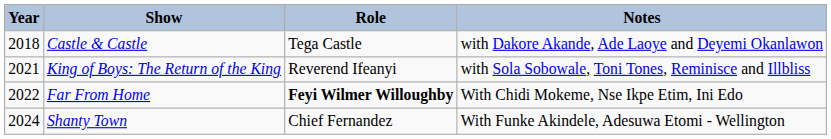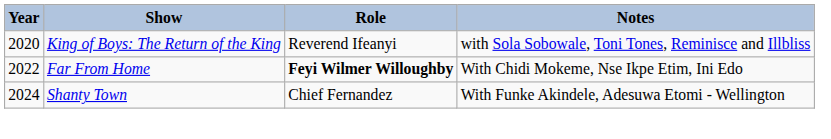- row: (97, 43)
(24, 69) 2021 -> (24, 43) 2020
